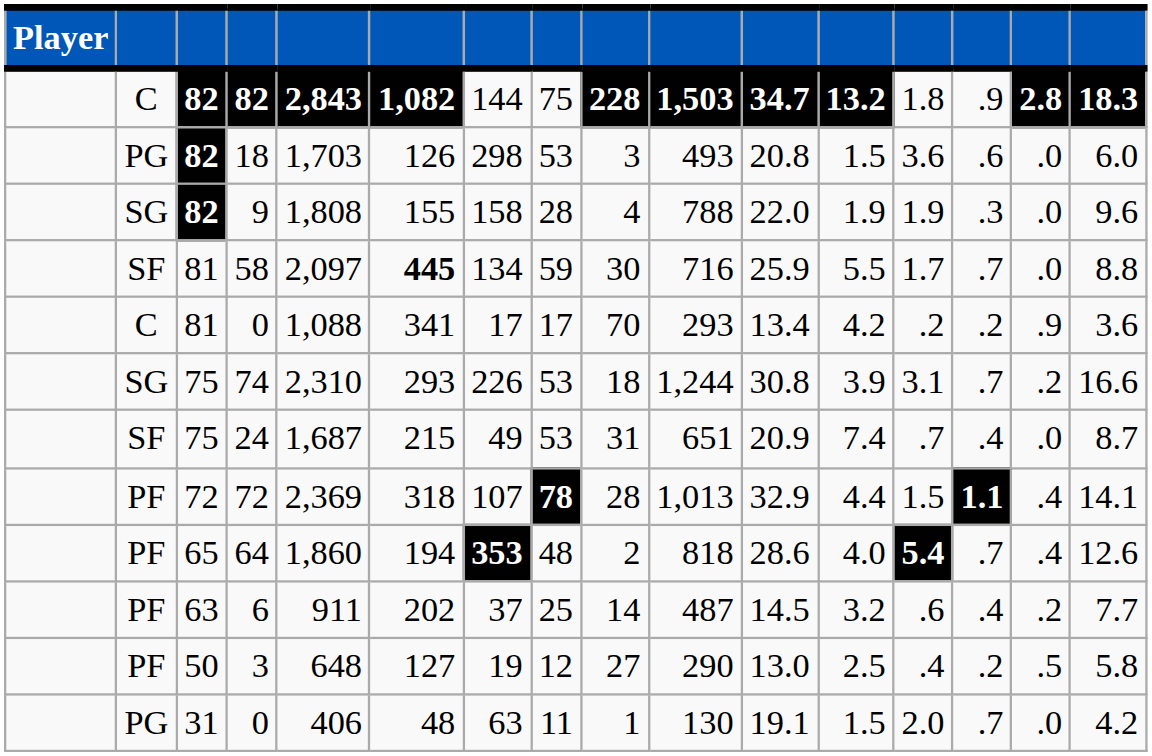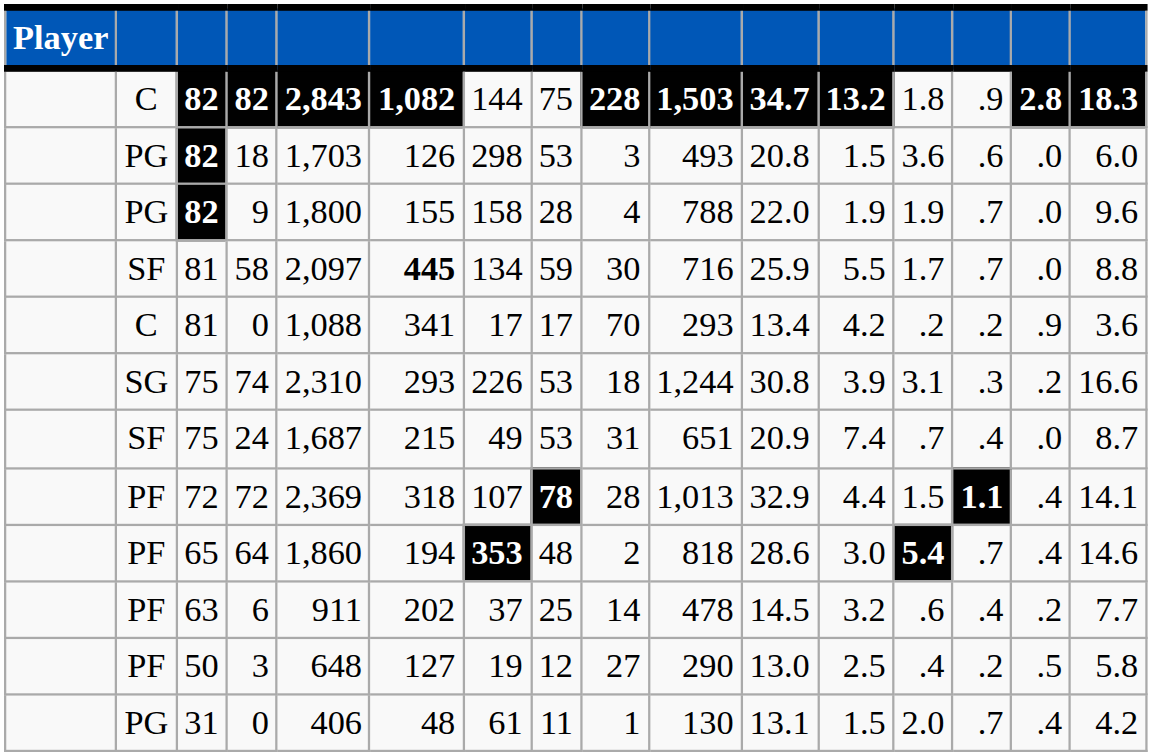(146, 211) SG -> (146, 211) PG
(323, 211) 1,808 -> (323, 211) 1,800
(991, 211) .3 -> (991, 211) .7
(991, 381) .7 -> (991, 381) .3
(864, 551) 4.0 -> (864, 551) 3.0
(1108, 551) 12.6 -> (1108, 551) 14.6
(708, 608) 487 -> (708, 608) 478
(506, 721) 63 -> (506, 721) 61
(780, 721) 19.1 -> (780, 721) 13.1
(1049, 721) .0 -> (1049, 721) .4
